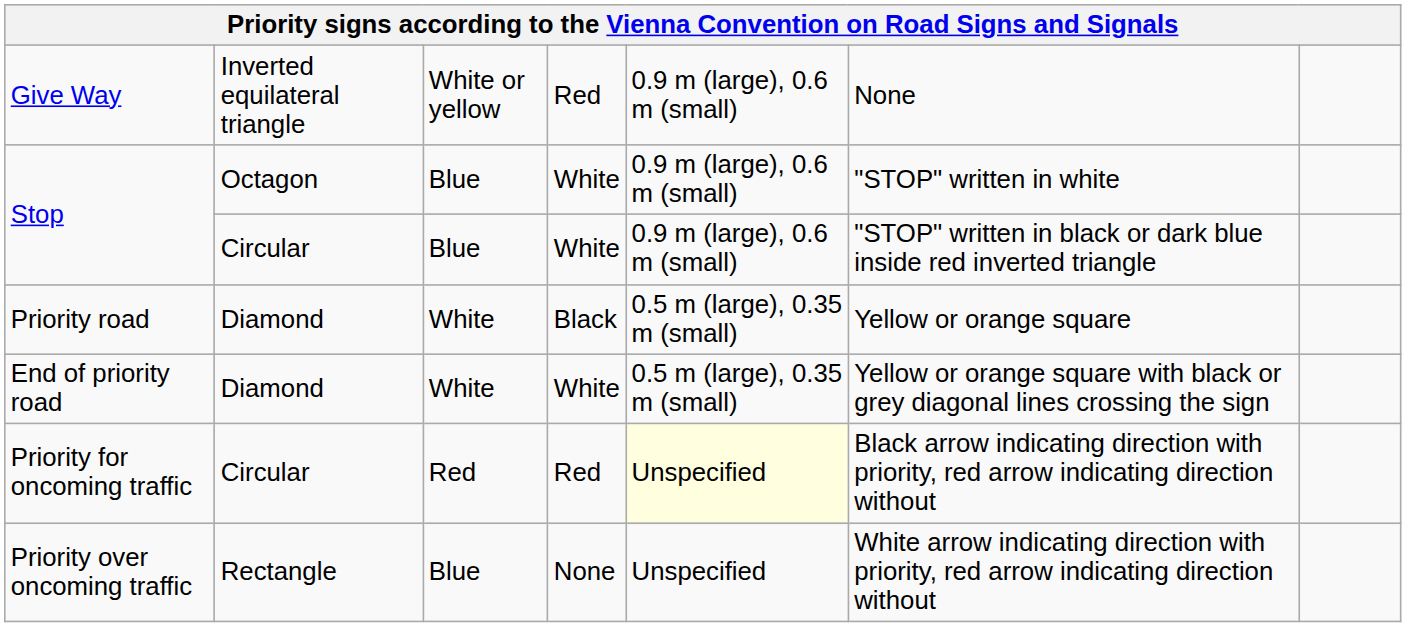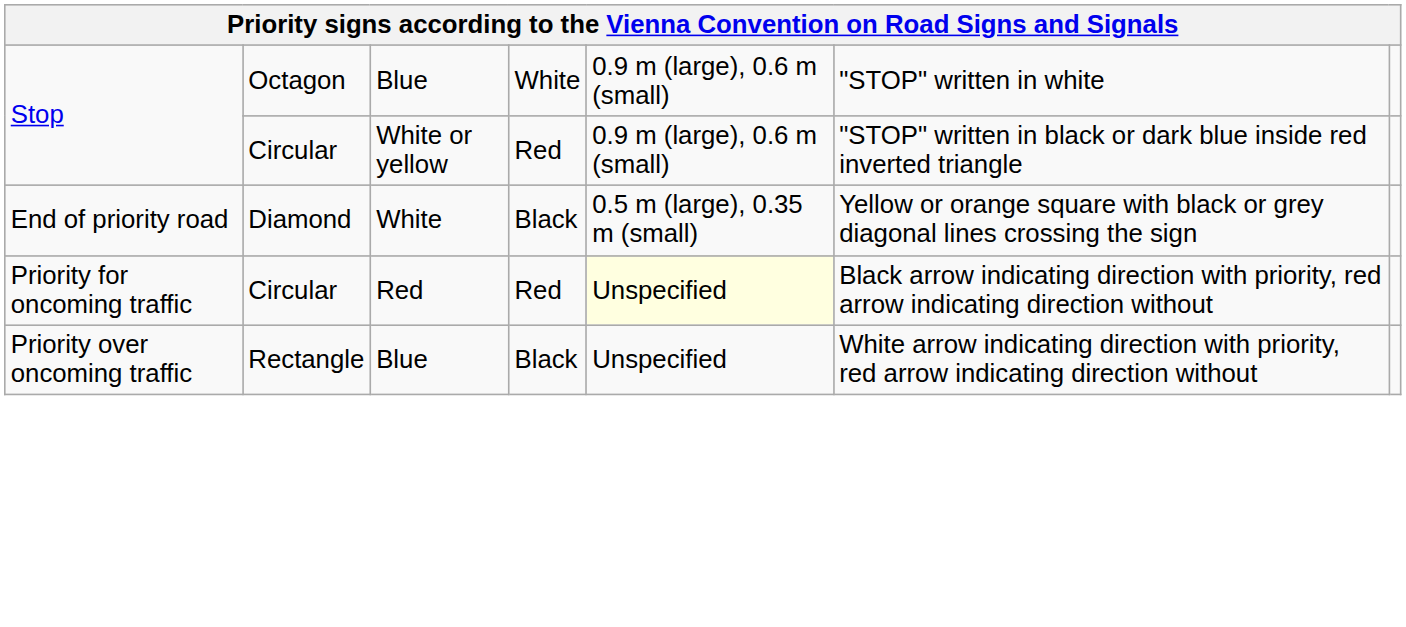- row: (66, 94)
(455, 248) Blue -> (424, 150) White or yellow
(587, 248) White -> (538, 150) Red
- row: (80, 318)
(587, 388) White -> (546, 219) Black
(585, 571) None -> (546, 359) Black
